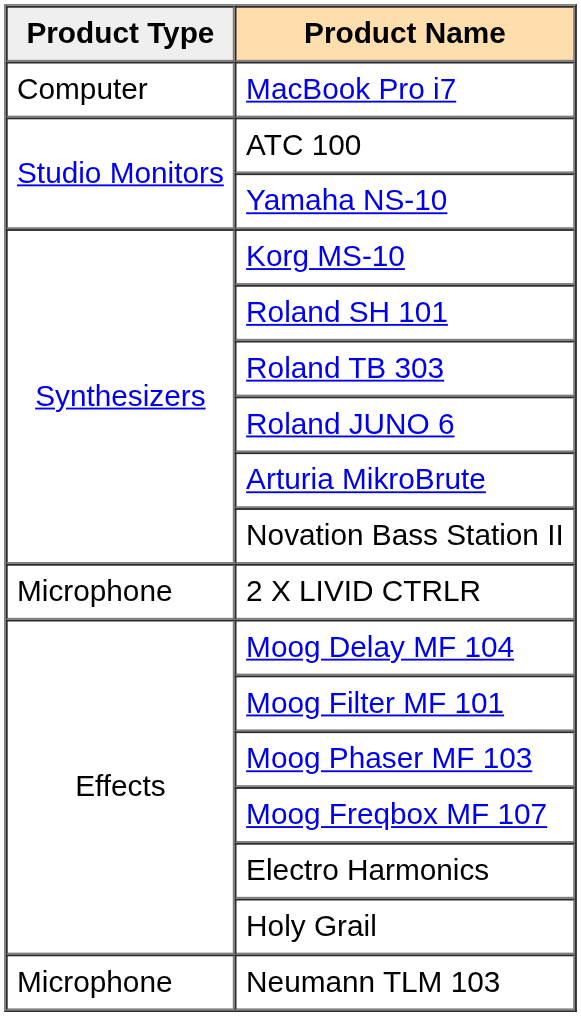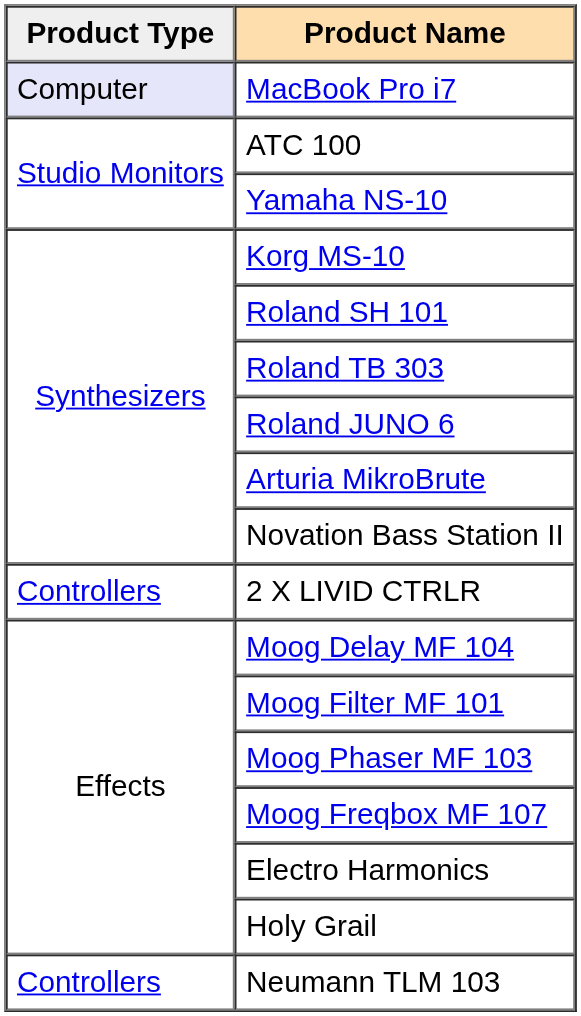(82, 89) no background -> (82, 89) lavender background
(95, 591) Microphone -> (89, 591) Controllers
(95, 981) Microphone -> (89, 981) Controllers
